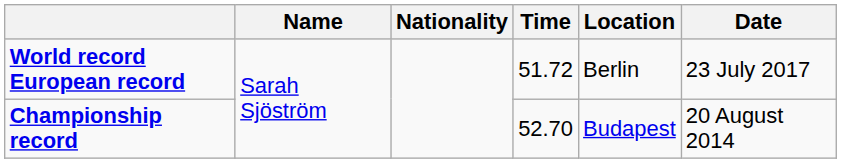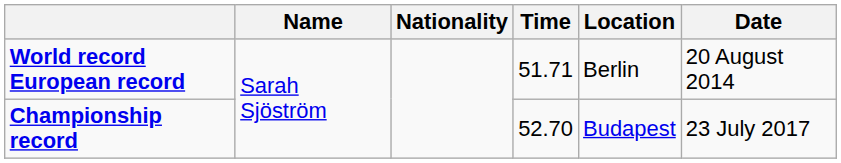(546, 68) 51.72 -> (546, 68) 51.71
(748, 68) 23 July 2017 -> (735, 68) 20 August 2014
(735, 128) 20 August 2014 -> (748, 128) 23 July 2017
